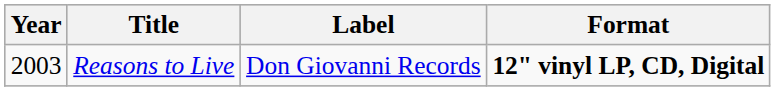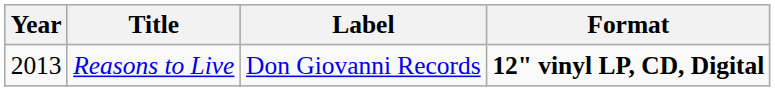(36, 65) 2003 -> (36, 65) 2013
